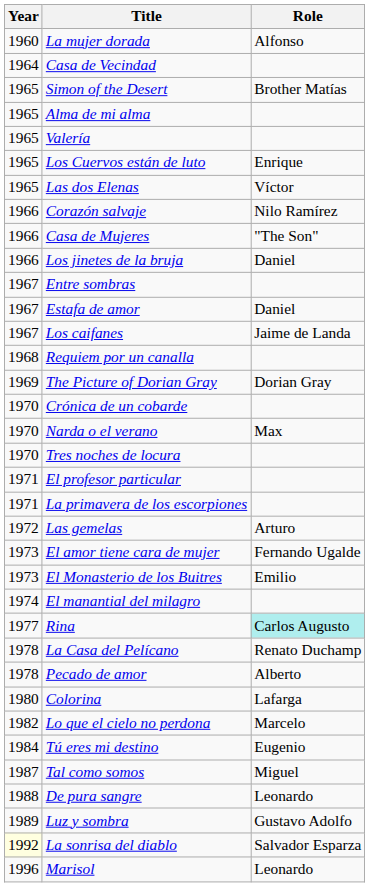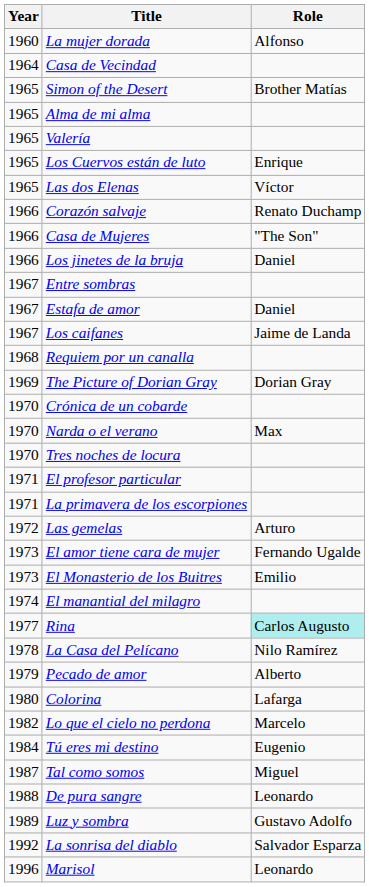(296, 211) Nilo Ramírez -> (308, 211) Renato Duchamp
(308, 650) Renato Duchamp -> (296, 650) Nilo Ramírez
(23, 674) 1978 -> (23, 674) 1979
(23, 844) lightyellow background -> (23, 844) no background
